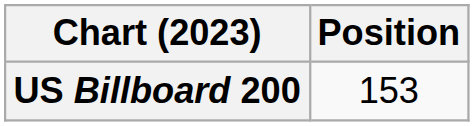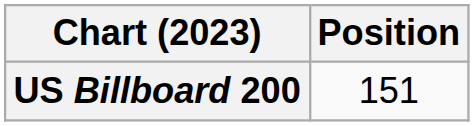(389, 90) 153 -> (389, 90) 151
